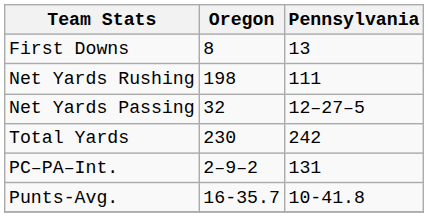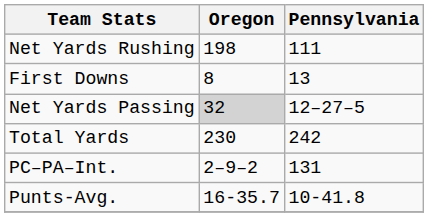rows swapped: (69, 49) <-> (102, 79)
(214, 109) no background -> (214, 109) lightgrey background
